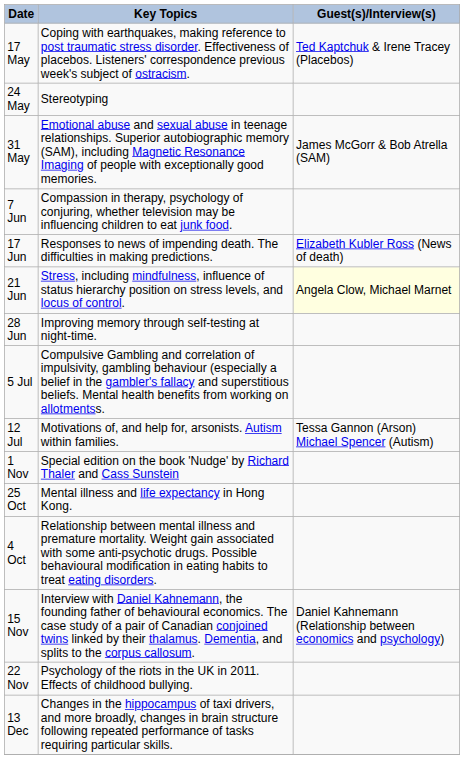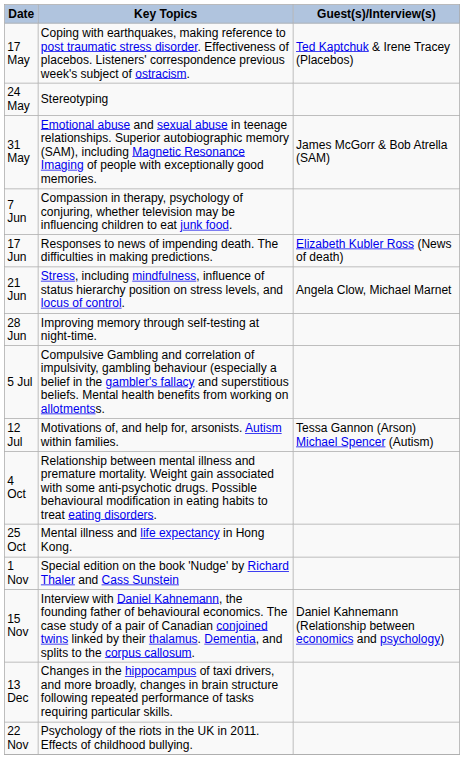(374, 290) lightyellow background -> (374, 290) no background
rows swapped: (16, 552) <-> (18, 467)
rows swapped: (18, 678) <-> (18, 724)
